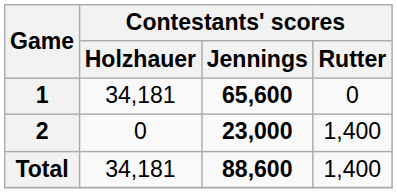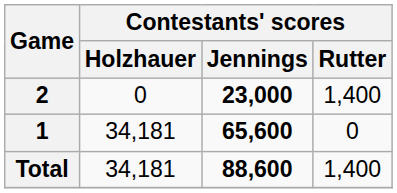rows swapped: (42, 95) <-> (42, 132)
